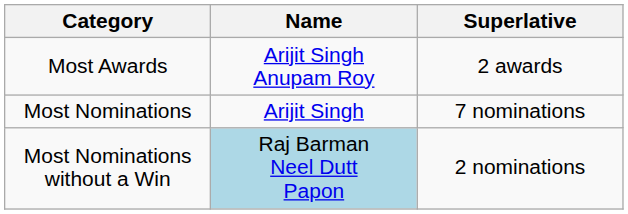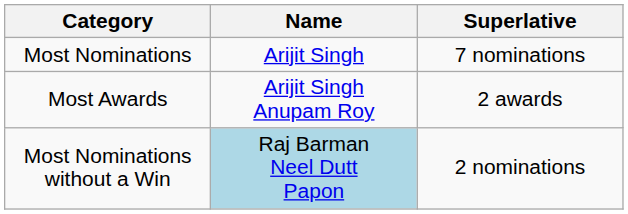rows swapped: (108, 66) <-> (108, 111)
